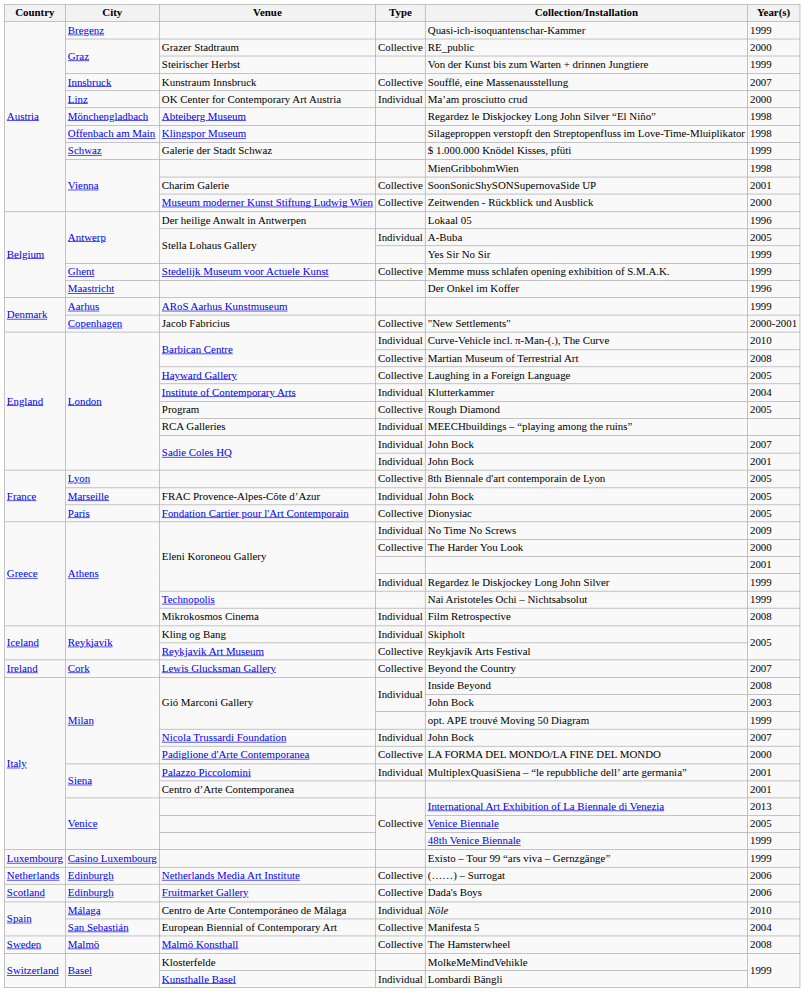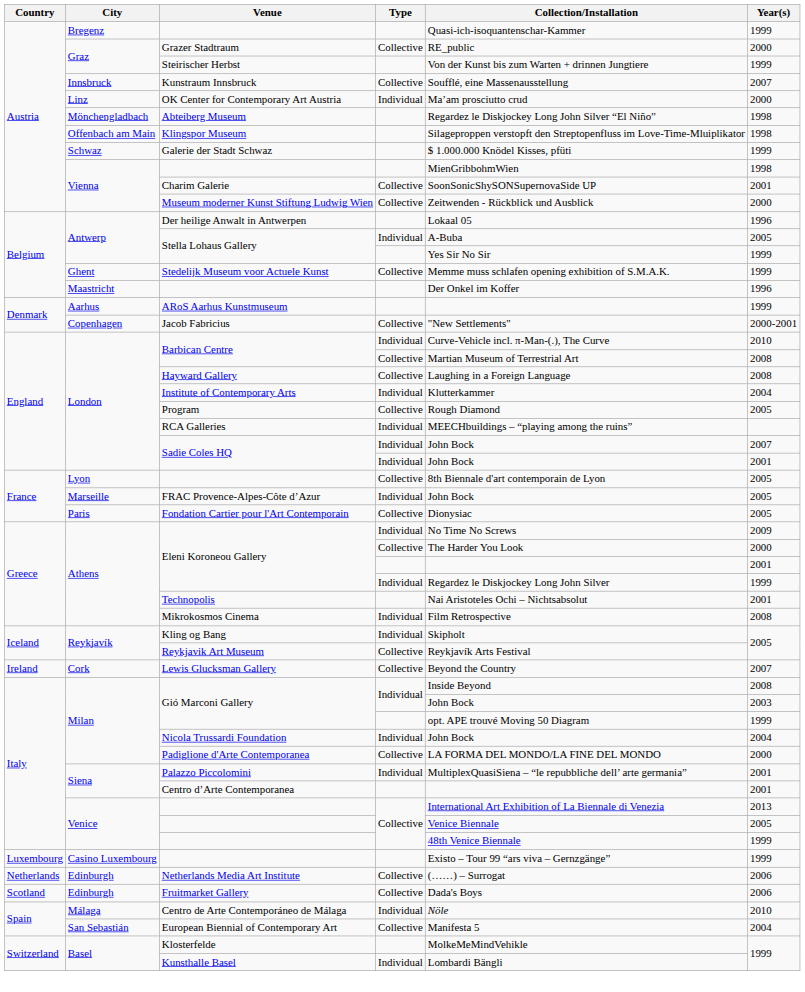(761, 375) 2005 -> (761, 375) 2008
(761, 599) 1999 -> (761, 599) 2001
(761, 737) 2007 -> (761, 737) 2004
- row: (200, 944)
